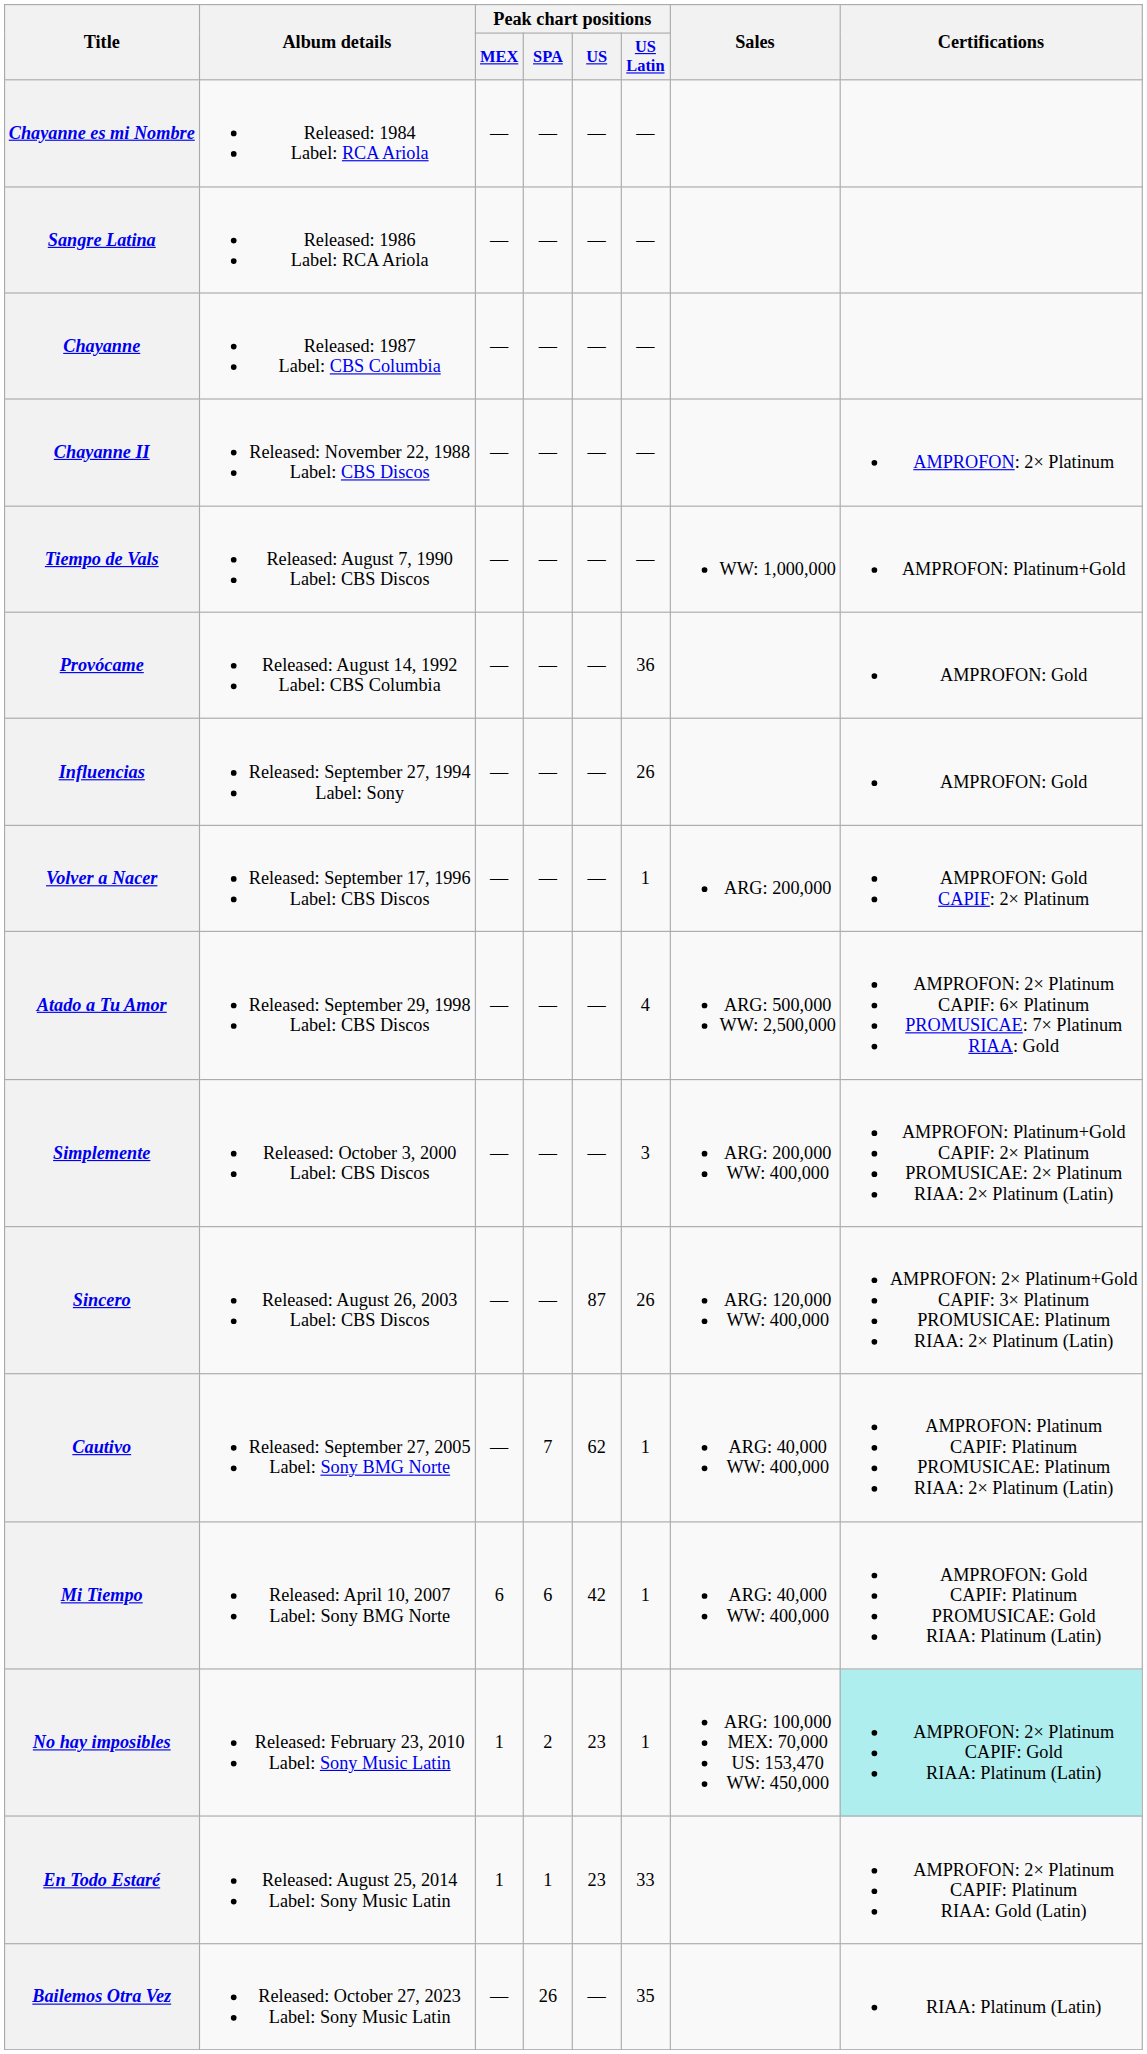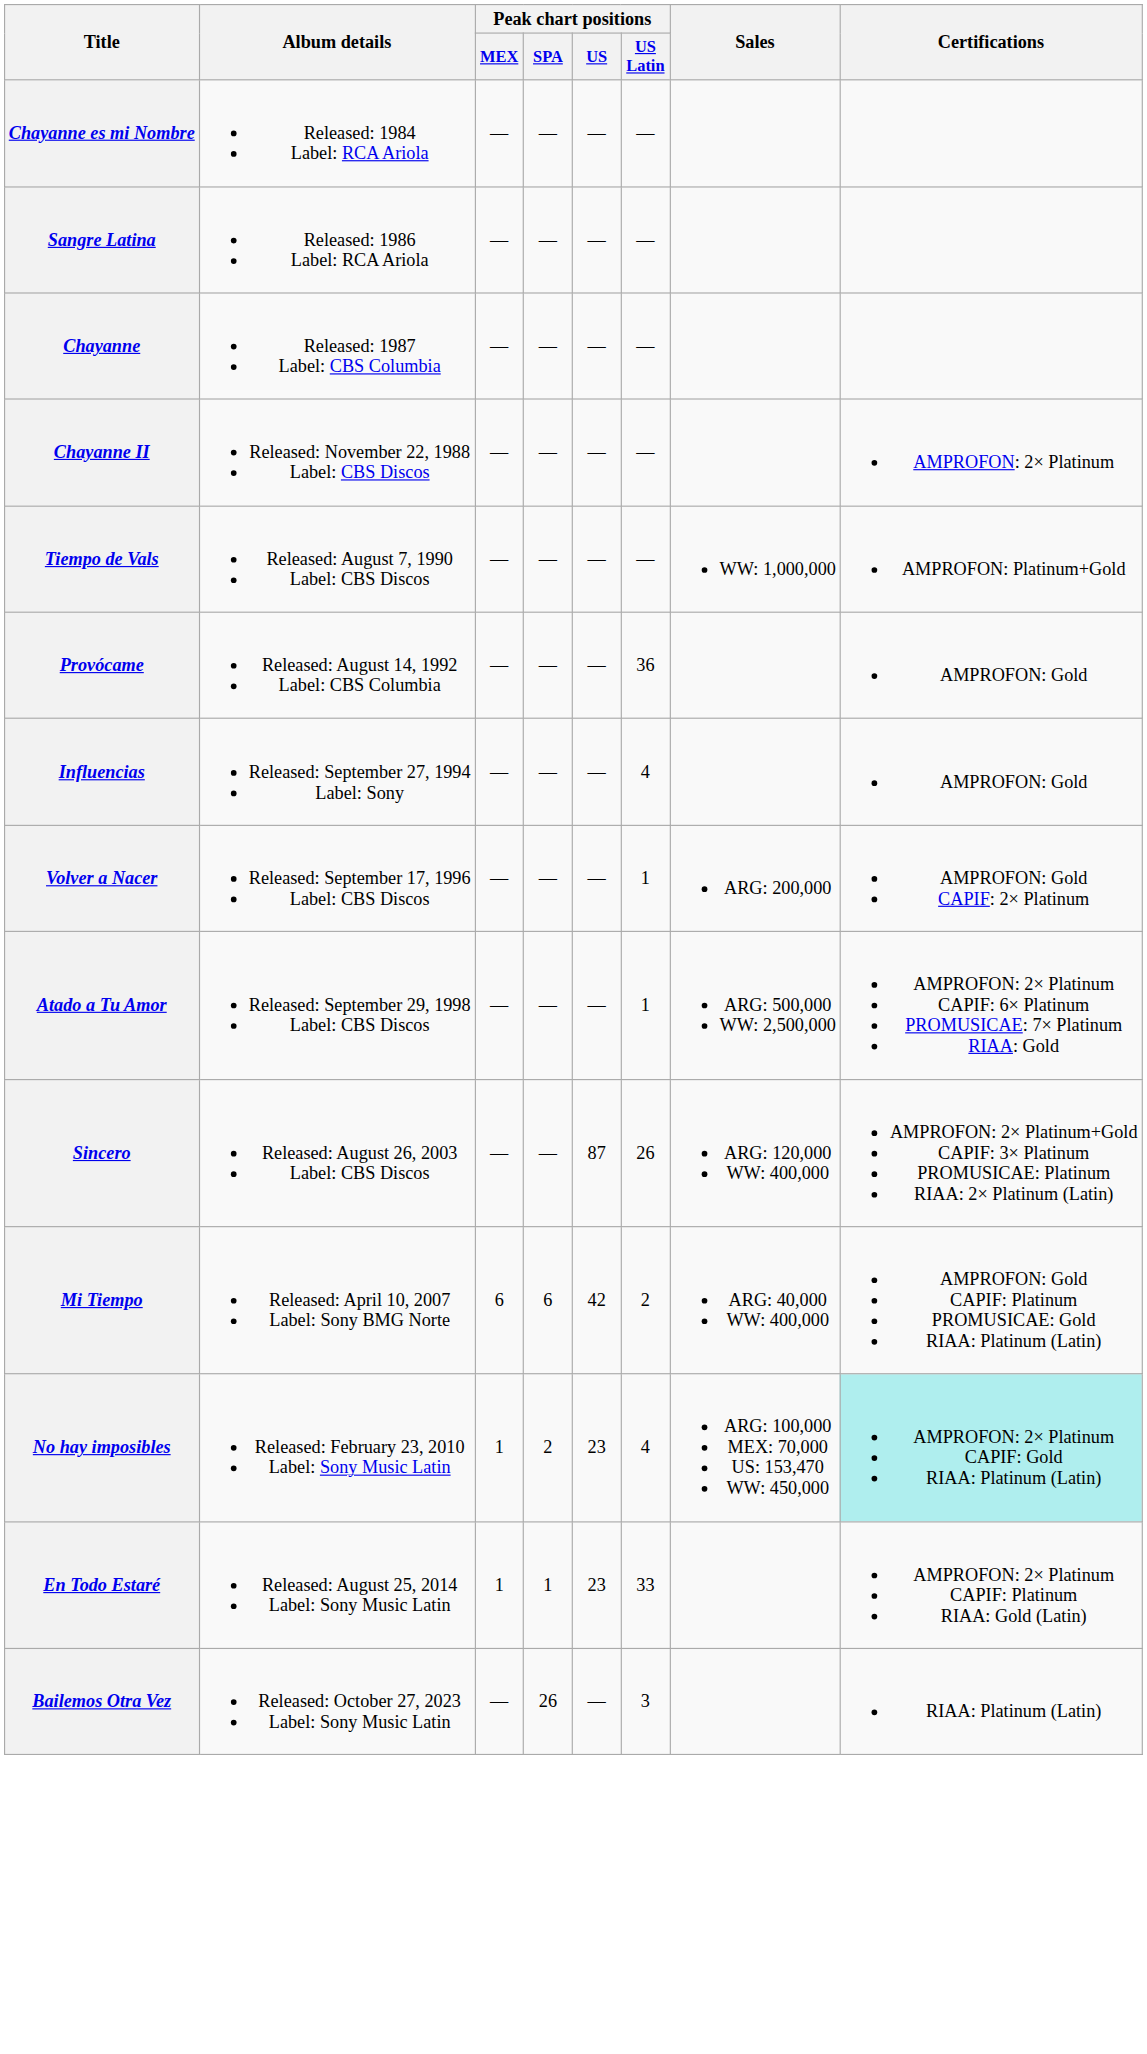(645, 771) 26 -> (645, 771) 4
(645, 1005) 4 -> (645, 1005) 1
- row: (102, 1152)
- row: (102, 1447)
(645, 1595) 1 -> (645, 1300) 2
(645, 1742) 1 -> (645, 1447) 4
(645, 1996) 35 -> (645, 1701) 3
